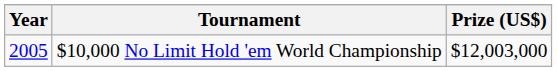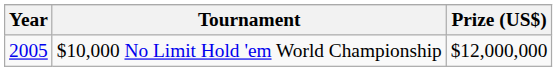(499, 50) $12,003,000 -> (499, 50) $12,000,000
